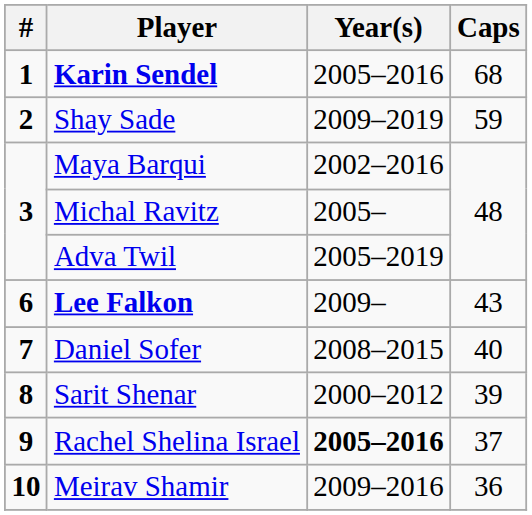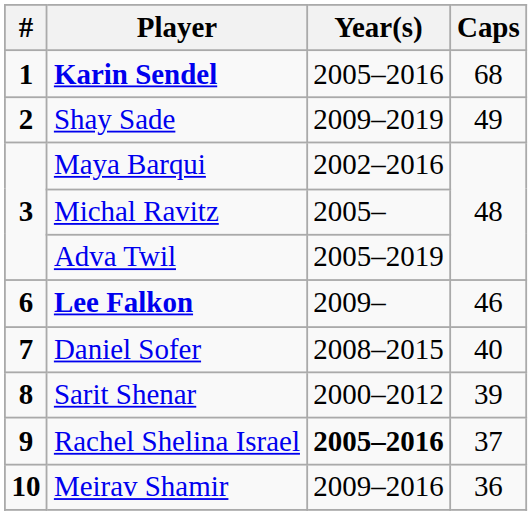(488, 119) 59 -> (488, 119) 49
(488, 303) 43 -> (488, 303) 46
